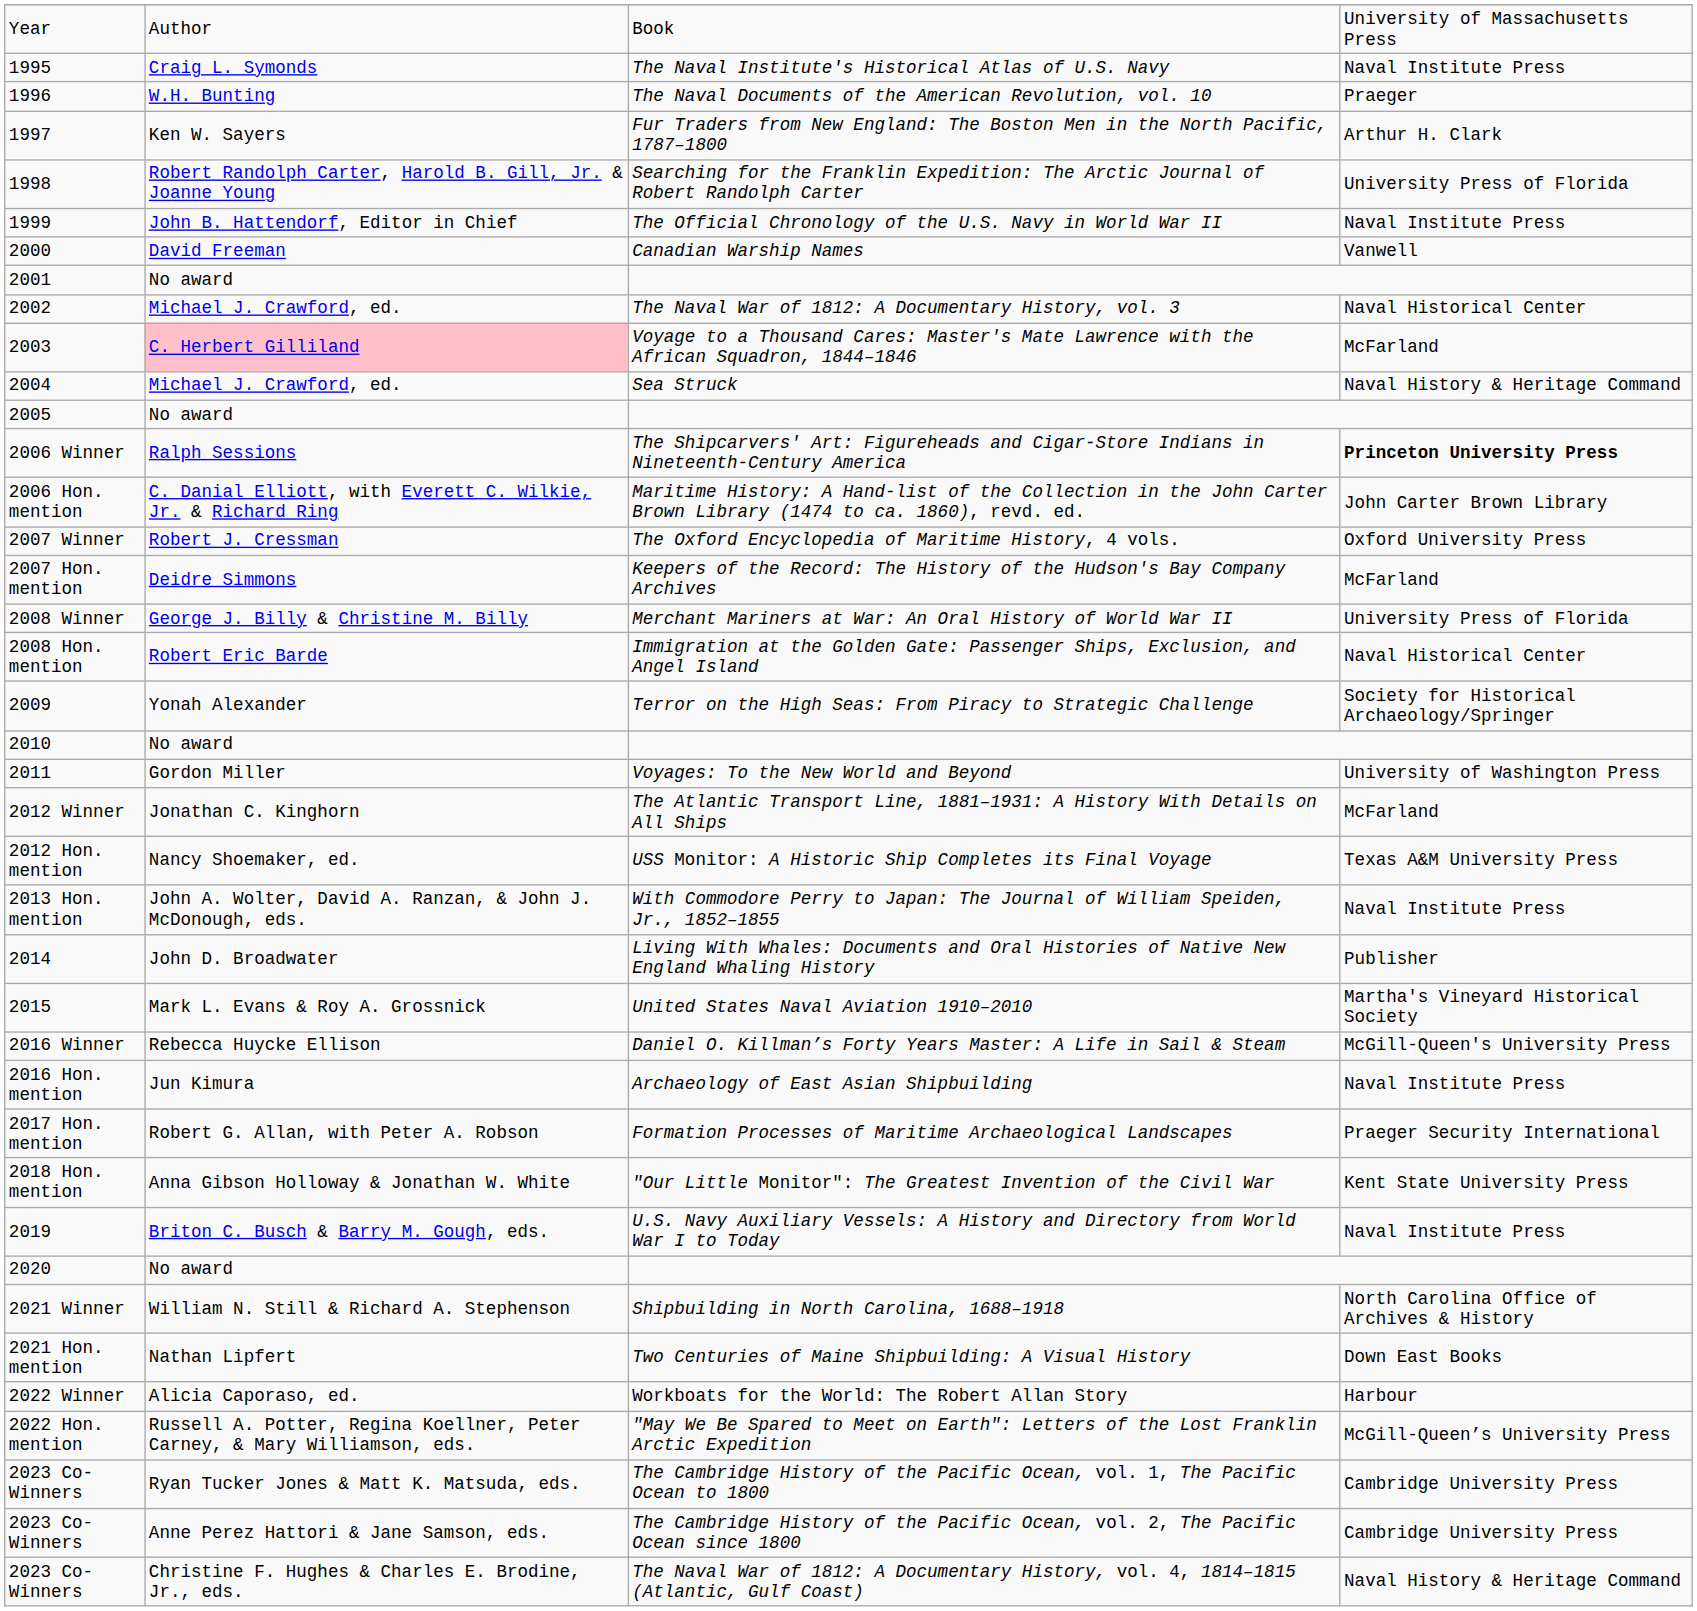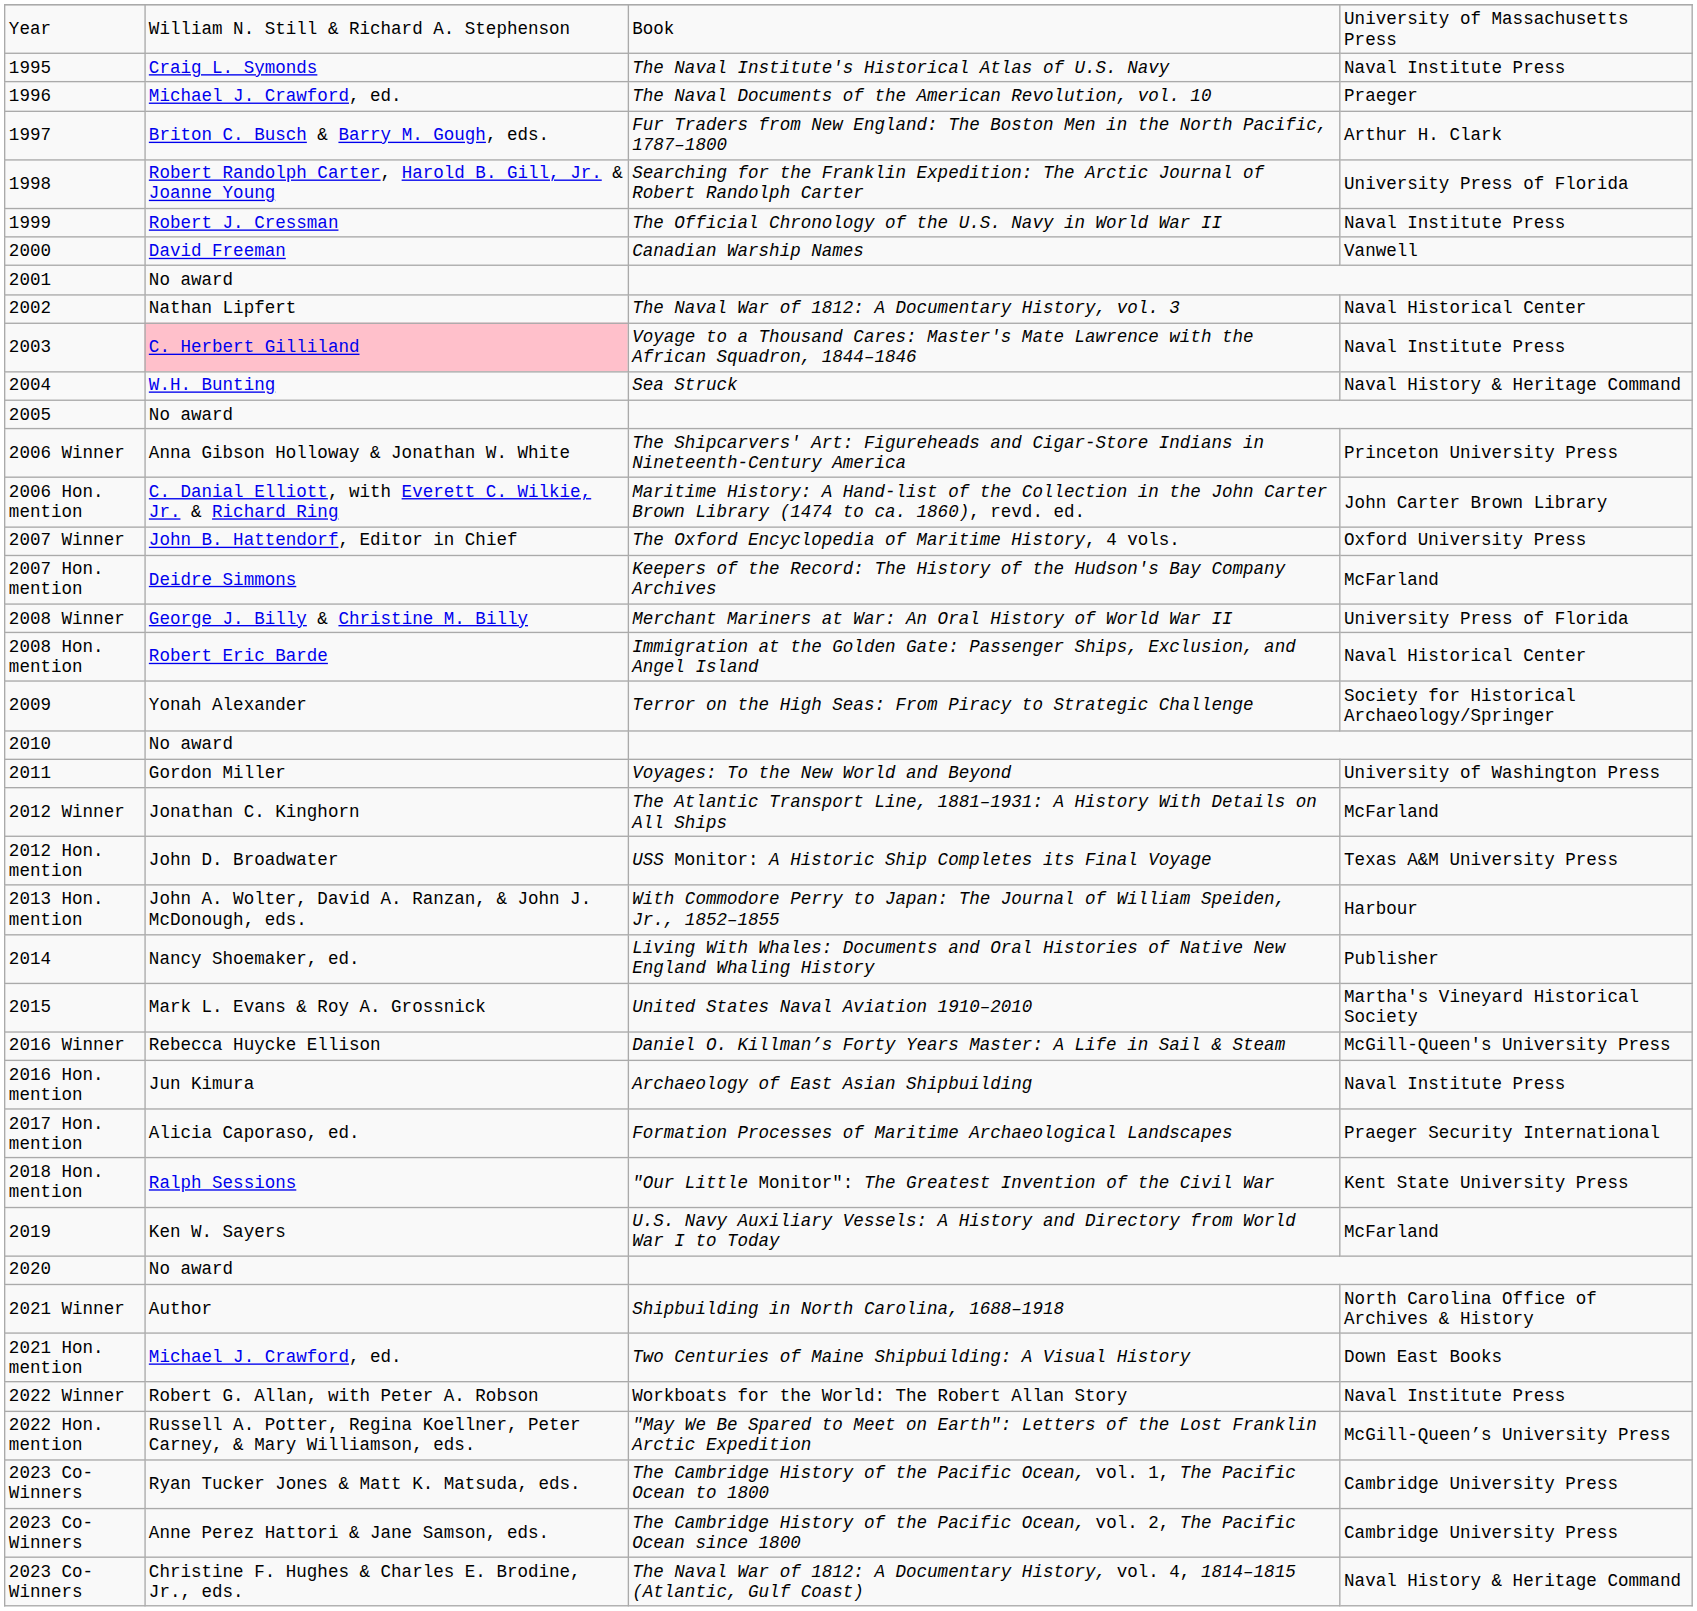(180, 29) Author -> (359, 29) William N. Still & Richard A. Stephenson
(212, 96) W.H. Bunting -> (275, 96) Michael J. Crawford, ed.
(217, 135) Ken W. Sayers -> (349, 135) Briton C. Busch & Barry M. Gough, eds.
(333, 223) John B. Hattendorf, Editor in Chief -> (244, 223) Robert J. Cressman
(275, 309) Michael J. Crawford, ed. -> (223, 309) Nathan Lipfert
(1391, 347) McFarland -> (1455, 347) Naval Institute Press
(275, 386) Michael J. Crawford, ed. -> (212, 386) W.H. Bunting
(223, 453) Ralph Sessions -> (359, 453) Anna Gibson Holloway & Jonathan W. White
(1481, 453) bold -> (1481, 453) normal
(244, 541) Robert J. Cressman -> (333, 541) John B. Hattendorf, Editor in Chief
(254, 861) Nancy Shoemaker, ed. -> (244, 861) John D. Broadwater
(1455, 910) Naval Institute Press -> (1381, 910) Harbour
(244, 959) John D. Broadwater -> (254, 959) Nancy Shoemaker, ed.
(344, 1134) Robert G. Allan, with Peter A. Robson -> (254, 1134) Alicia Caporaso, ed.
(359, 1183) Anna Gibson Holloway & Jonathan W. White -> (223, 1183) Ralph Sessions
(349, 1231) Briton C. Busch & Barry M. Gough, eds. -> (217, 1231) Ken W. Sayers
(1455, 1231) Naval Institute Press -> (1391, 1231) McFarland
(359, 1309) William N. Still & Richard A. Stephenson -> (180, 1309) Author
(223, 1358) Nathan Lipfert -> (275, 1358) Michael J. Crawford, ed.
(254, 1396) Alicia Caporaso, ed. -> (344, 1396) Robert G. Allan, with Peter A. Robson
(1381, 1396) Harbour -> (1455, 1396) Naval Institute Press
